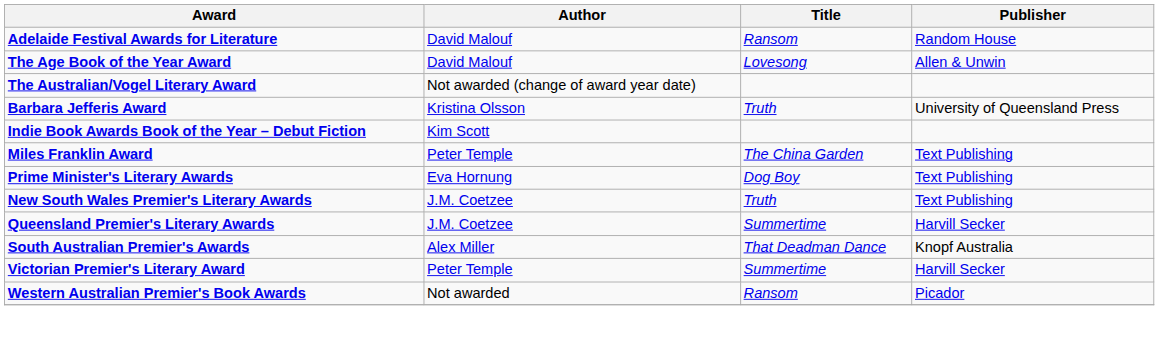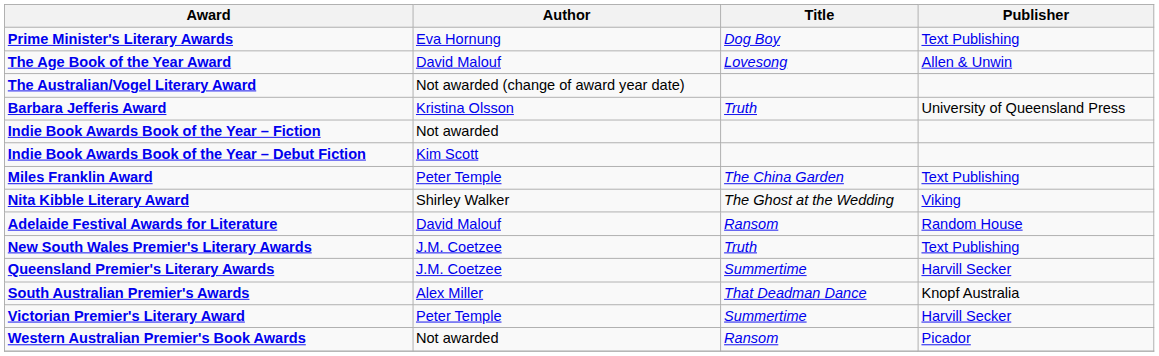rows swapped: (143, 39) <-> (120, 177)
+ row: (164, 131)
+ row: (98, 200)
